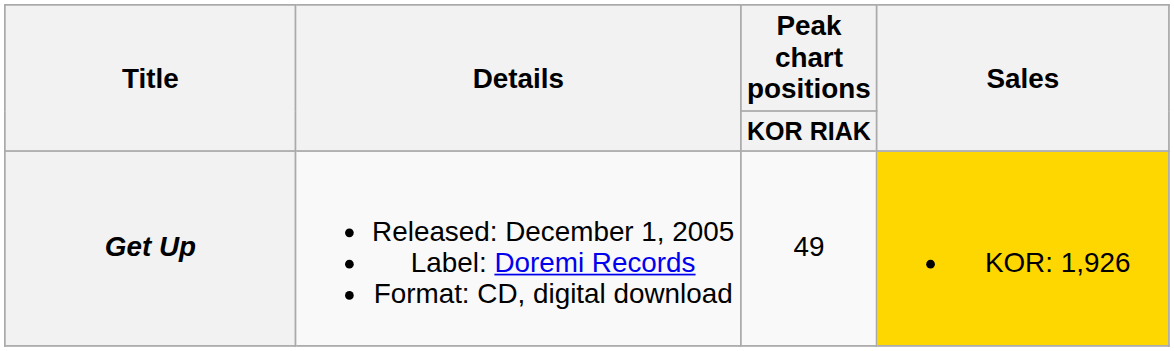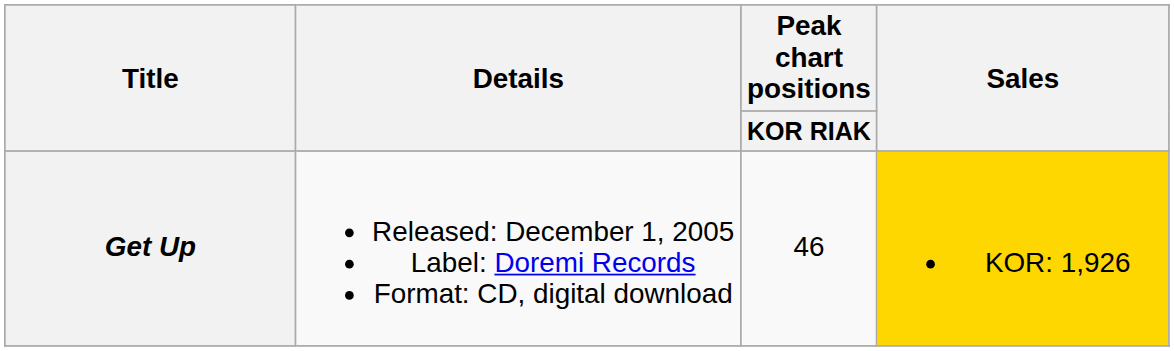(809, 247) 49 -> (809, 247) 46
